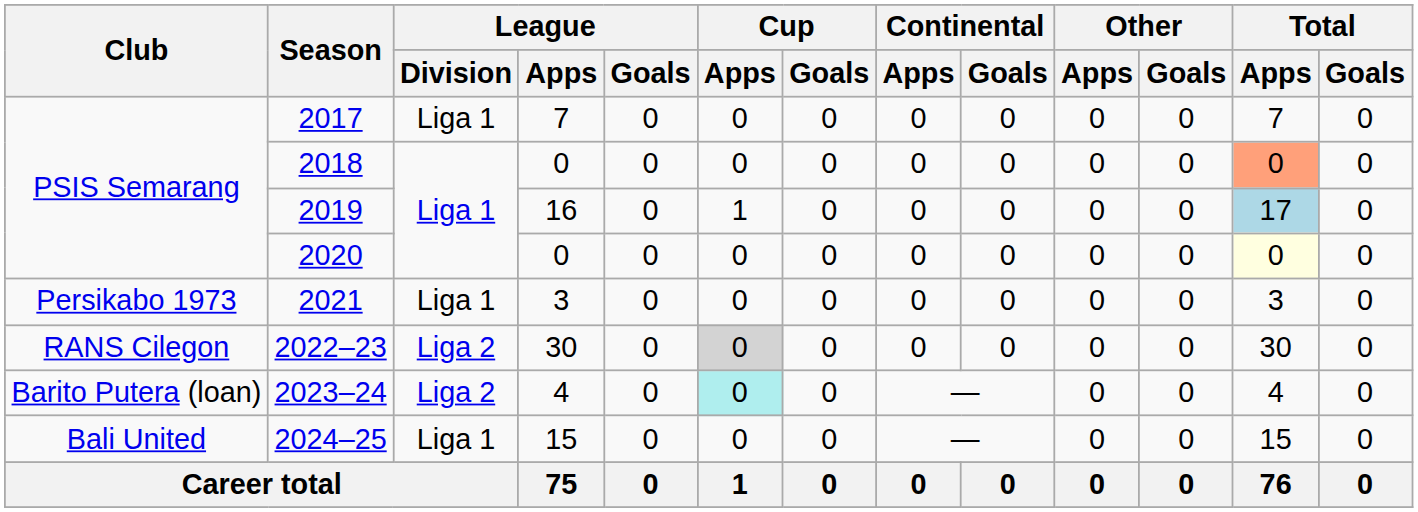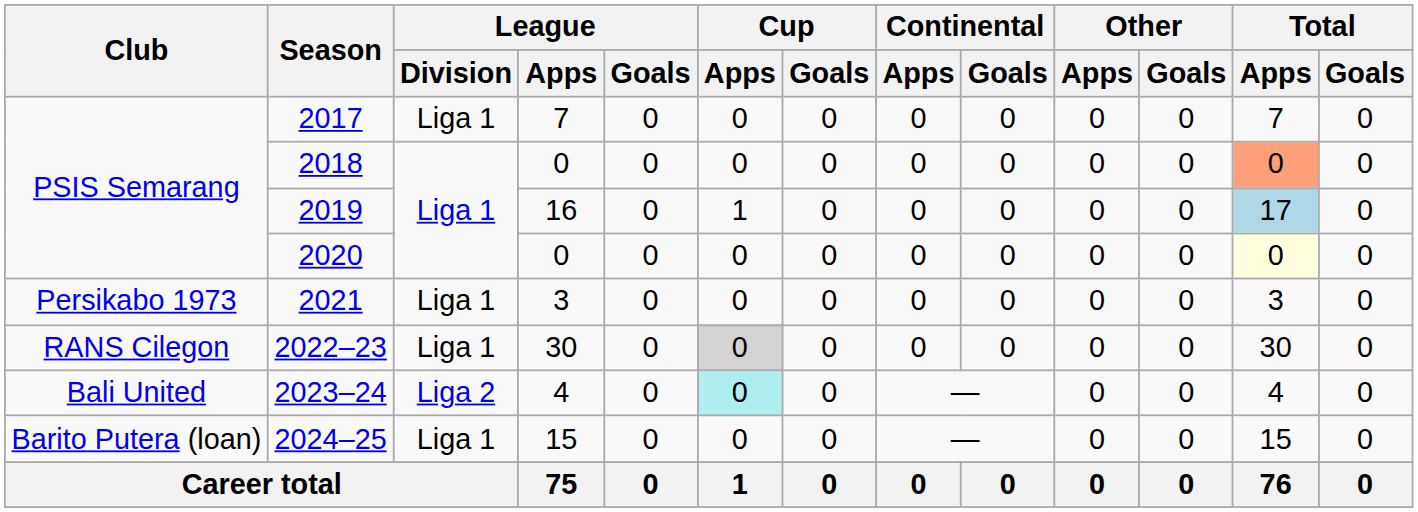(456, 347) Liga 2 -> (456, 347) Liga 1
(136, 392) Barito Putera (loan) -> (136, 392) Bali United
(136, 438) Bali United -> (136, 438) Barito Putera (loan)
